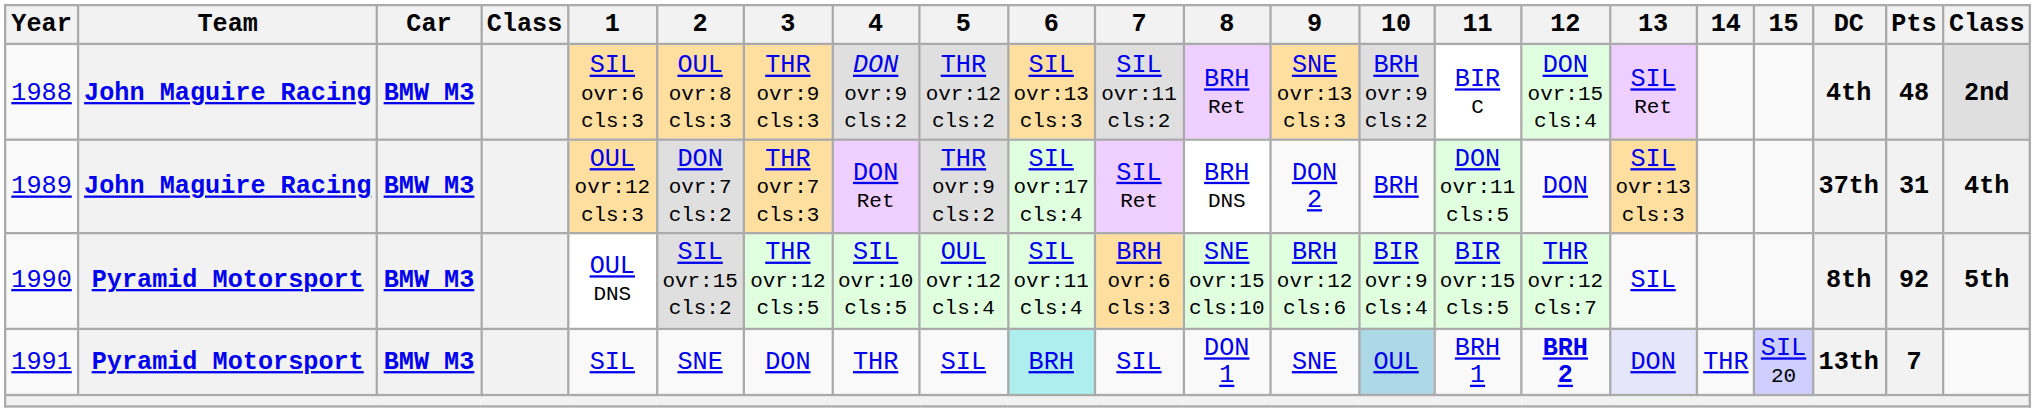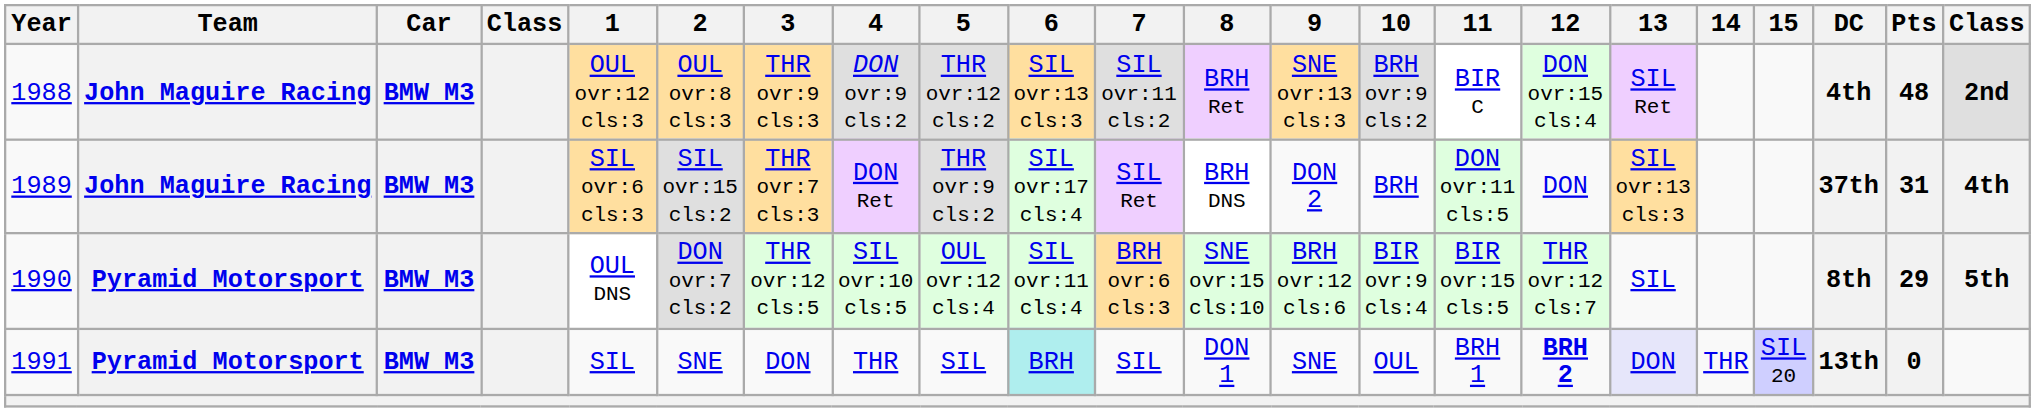(612, 92) SIL ovr:6 cls:3 -> (612, 92) OUL ovr:12 cls:3
(612, 186) OUL ovr:12 cls:3 -> (612, 186) SIL ovr:6 cls:3
(700, 186) DON ovr:7 cls:2 -> (700, 186) SIL ovr:15 cls:2
(700, 281) SIL ovr:15 cls:2 -> (700, 281) DON ovr:7 cls:2
(1914, 281) 92 -> (1914, 281) 29
(1396, 362) lightblue background -> (1396, 362) no background
(1914, 362) 7 -> (1914, 362) 0
